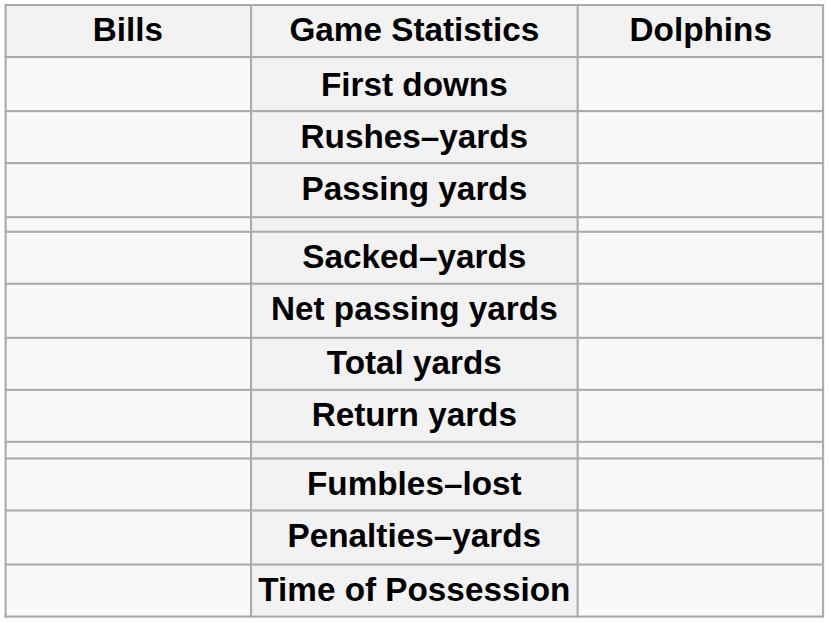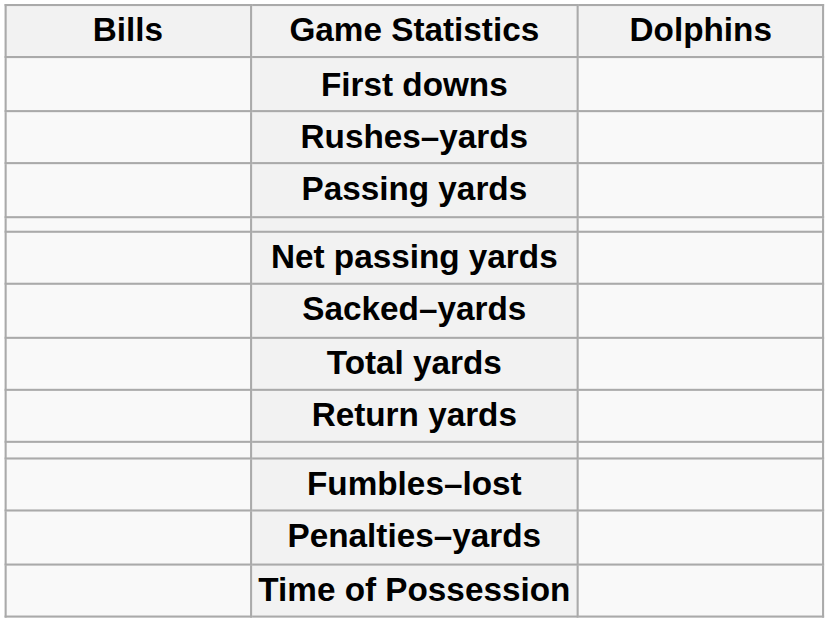rows swapped: (128, 258) <-> (128, 311)
